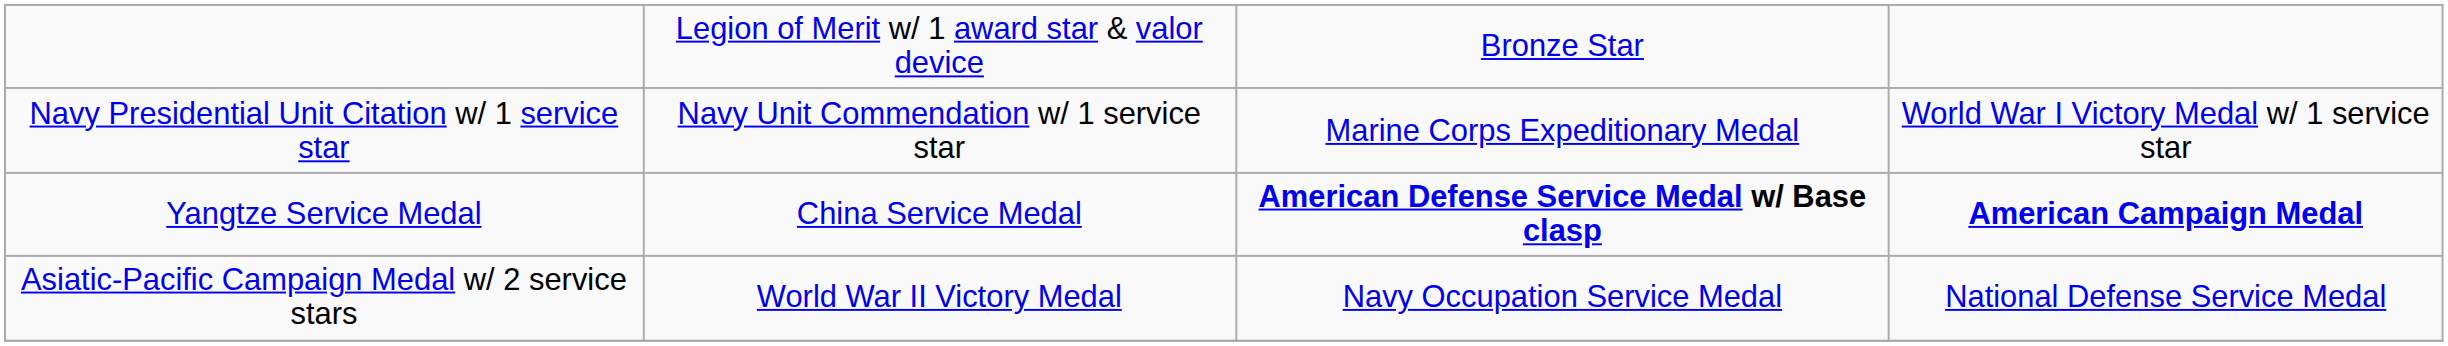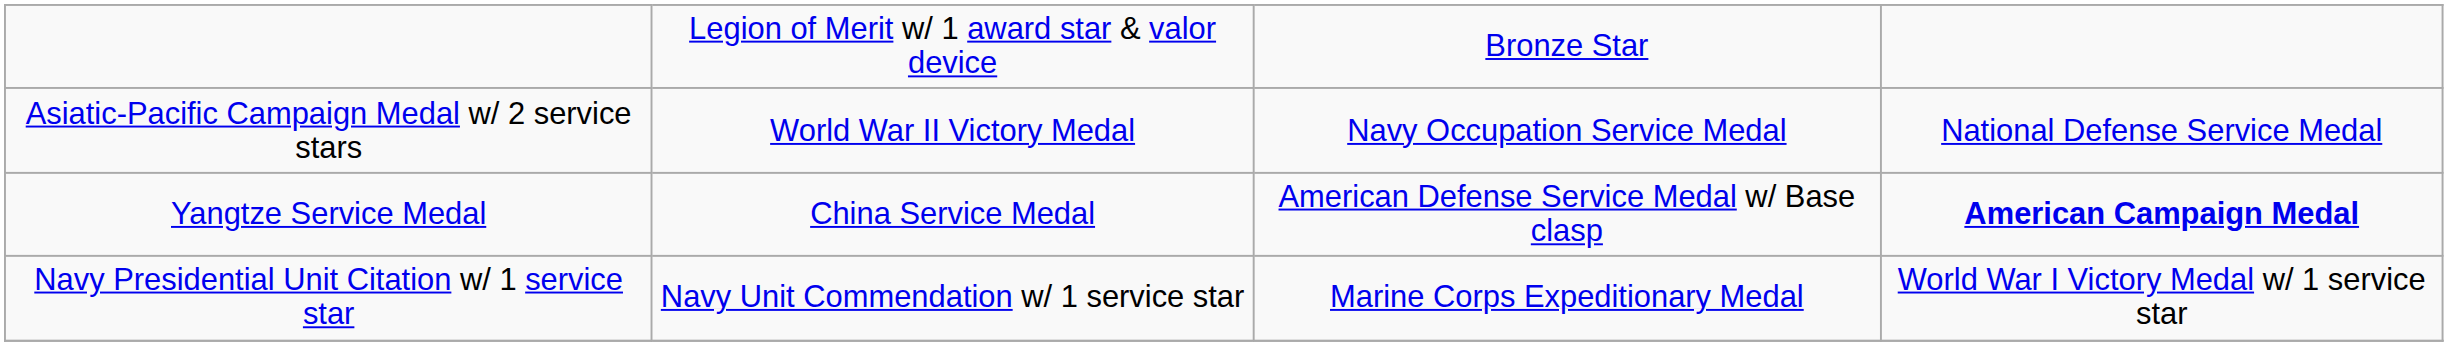rows swapped: (324, 130) <-> (324, 297)
(1562, 213) bold -> (1567, 213) normal
